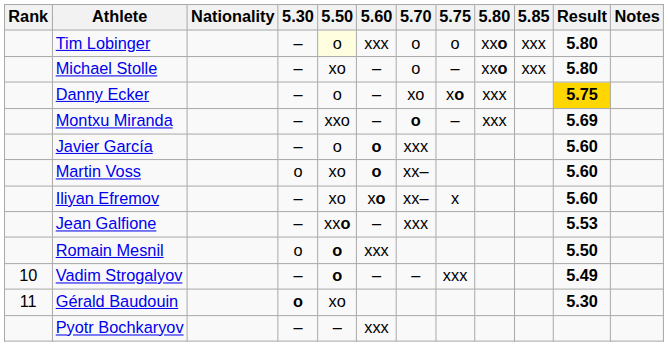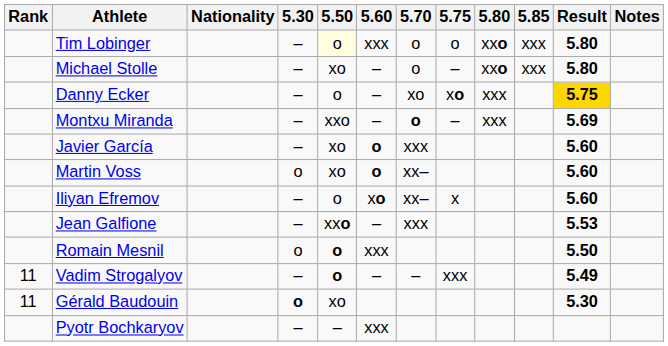(337, 146) o -> (337, 146) xo
(337, 198) xo -> (337, 198) o
(28, 276) 10 -> (28, 276) 11
